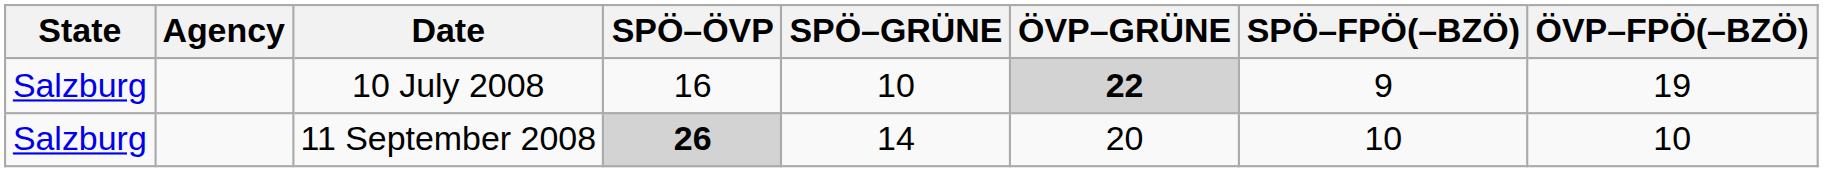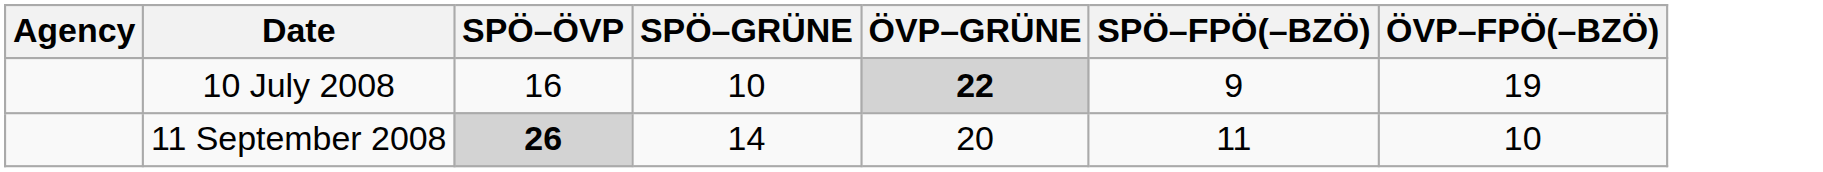- column: (80, 31)
(1383, 138) 10 -> (1234, 138) 11
